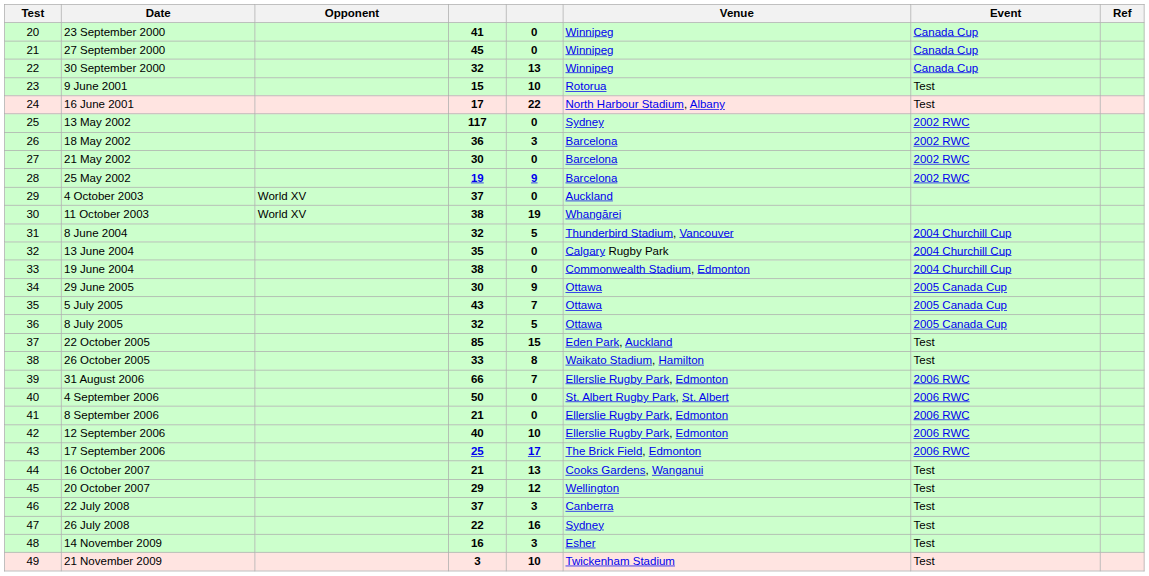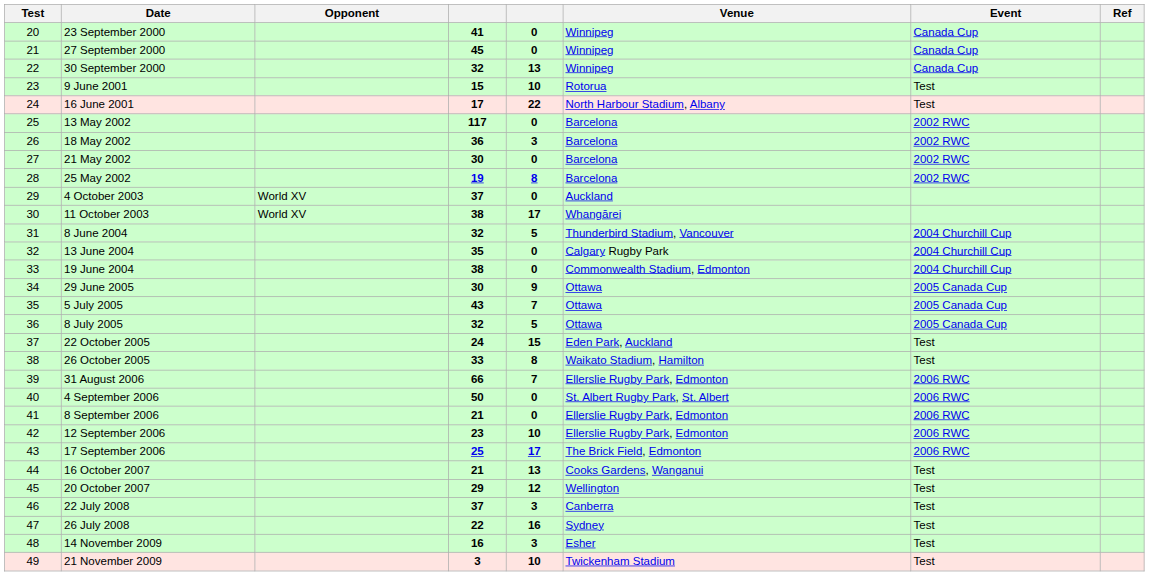(585, 123) Sydney -> (591, 123) Barcelona
(534, 178) 9 -> (534, 178) 8
(534, 214) 19 -> (534, 214) 17
(477, 342) 85 -> (477, 342) 24
(477, 433) 40 -> (477, 433) 23
